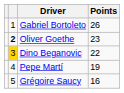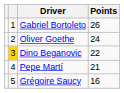(13, 39) bold -> (13, 39) normal
(95, 39) 23 -> (95, 39) 24
(95, 67) 19 -> (95, 67) 21
